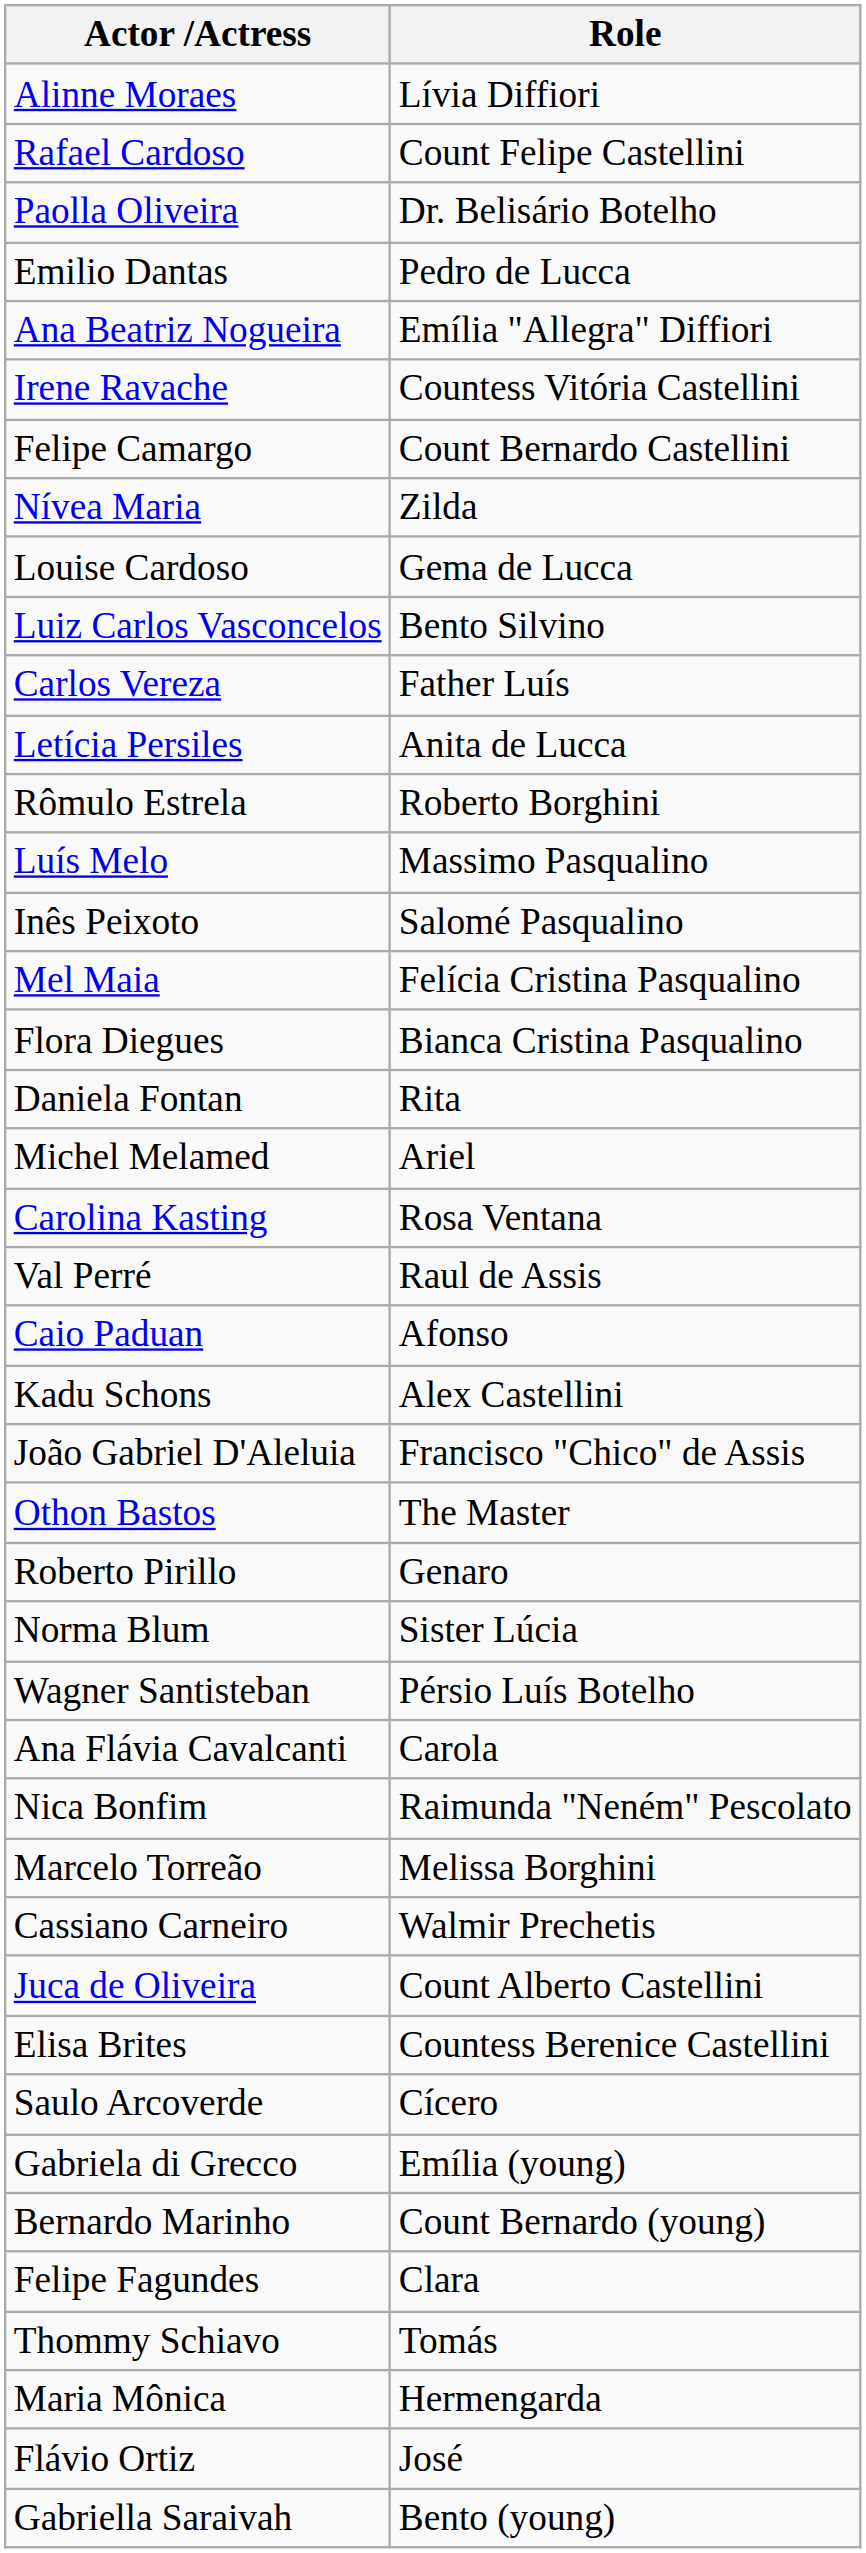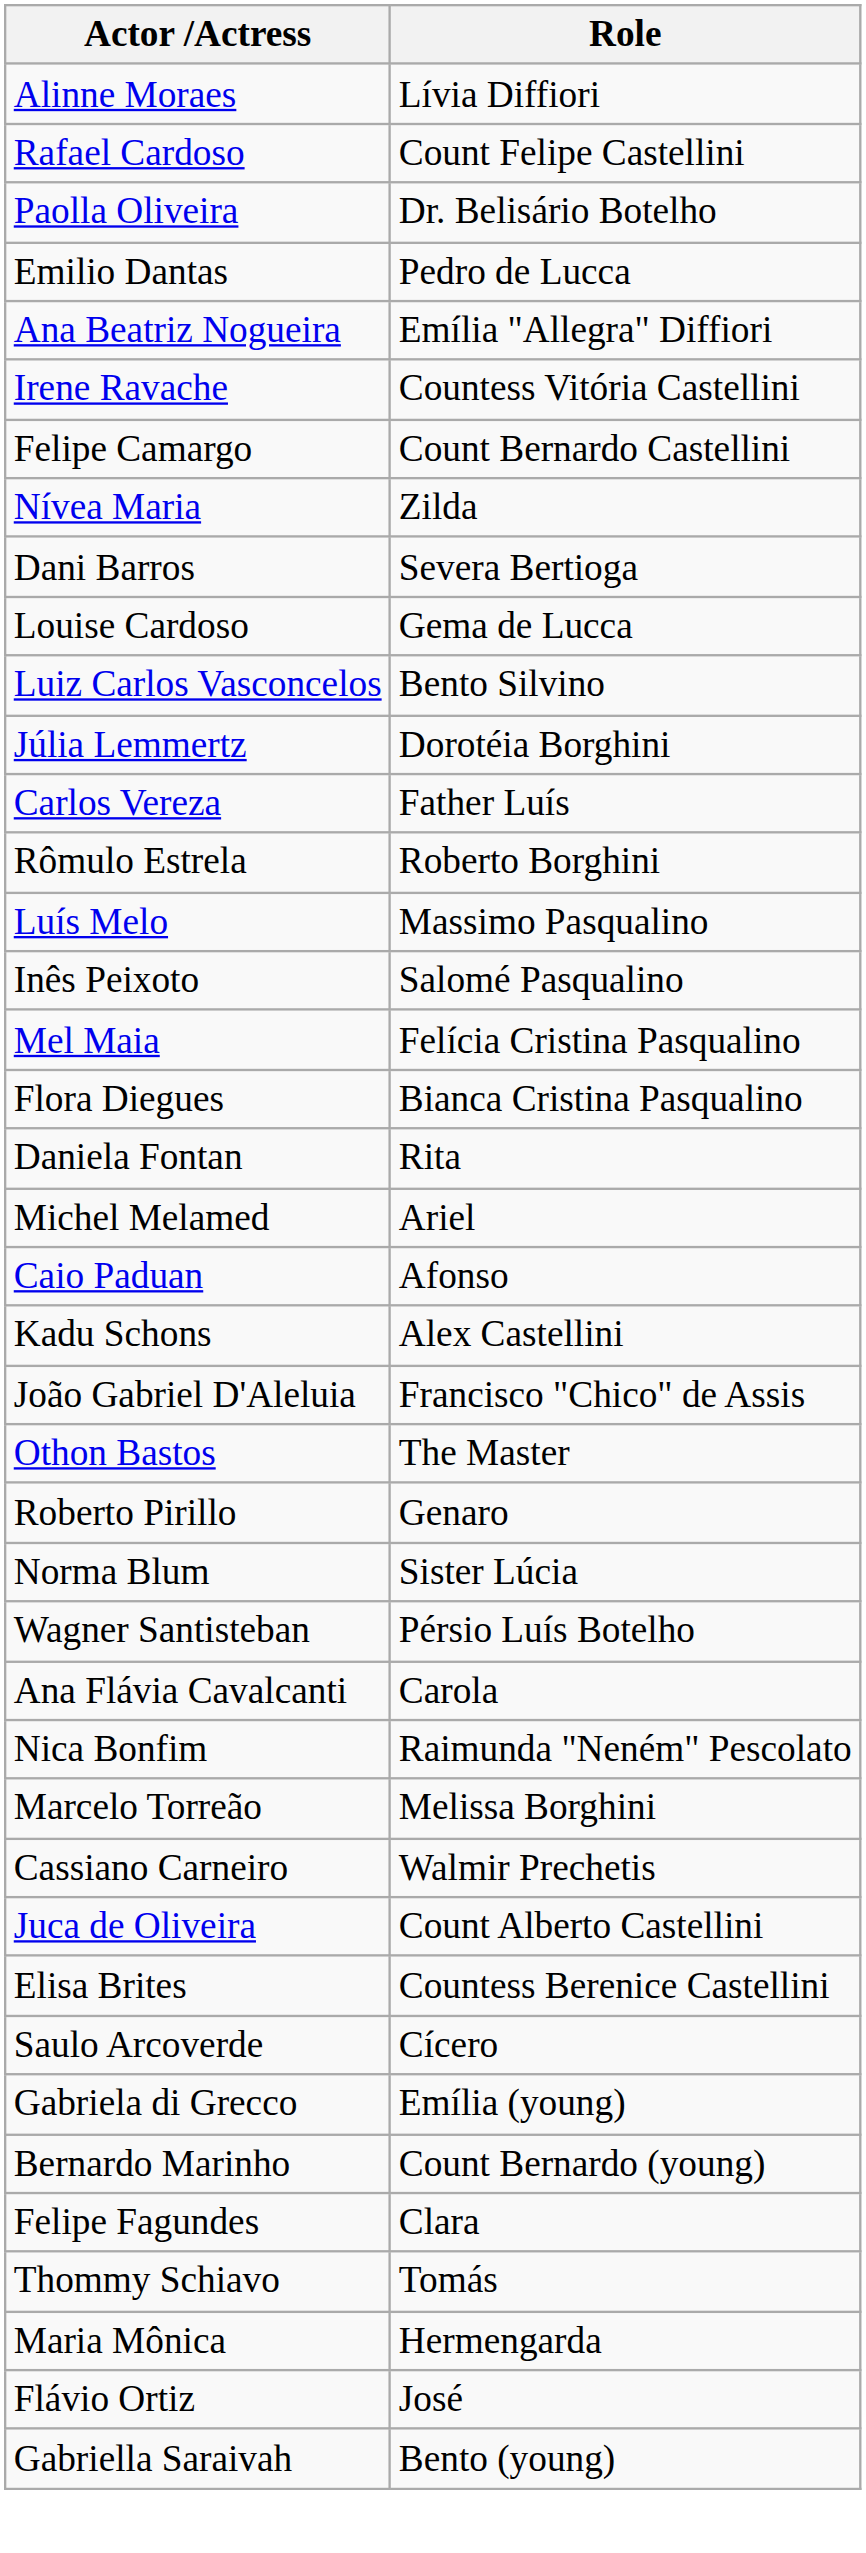+ row: (104, 566)
+ row: (130, 743)
- row: (128, 743)
- row: (141, 1216)
- row: (83, 1275)
